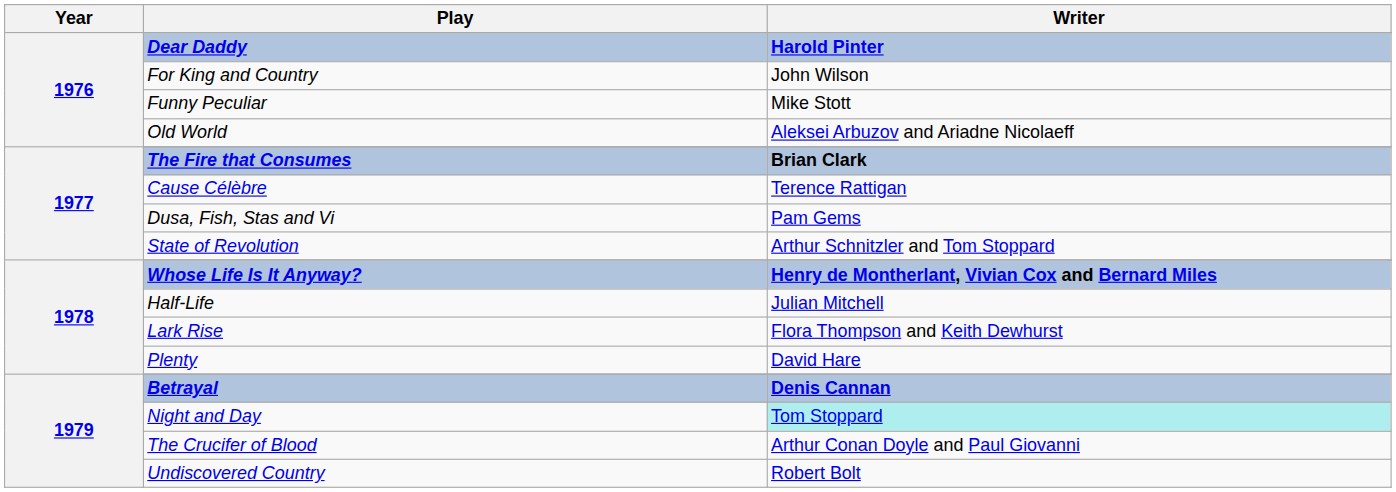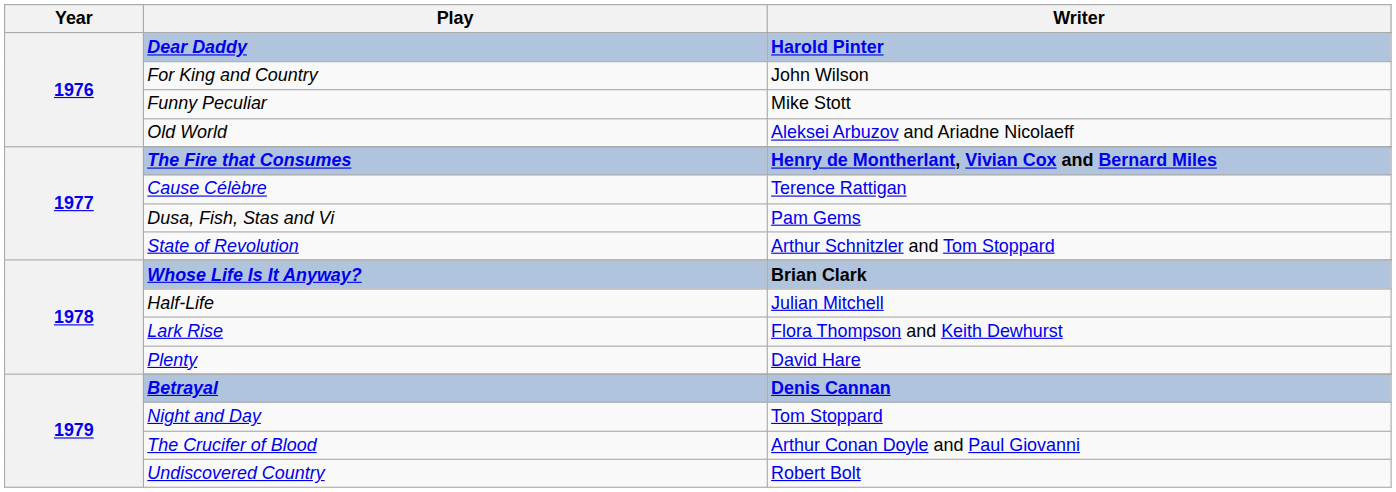(819, 160) Brian Clark -> (994, 160) Henry de Montherlant, Vivian Cox and Bernard Miles
(994, 274) Henry de Montherlant, Vivian Cox and Bernard Miles -> (819, 274) Brian Clark
(827, 416) paleturquoise background -> (827, 416) no background
